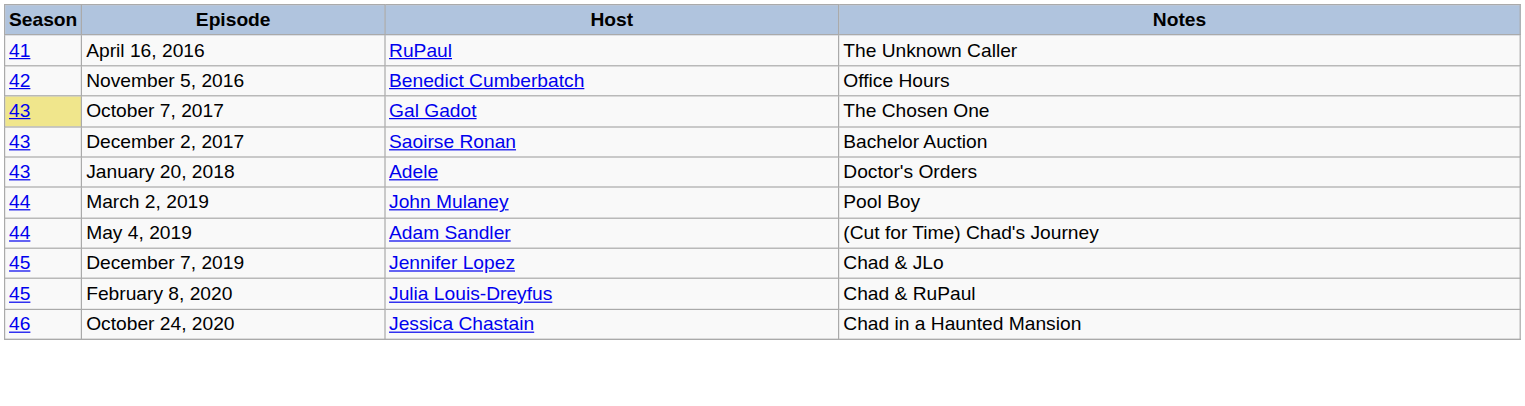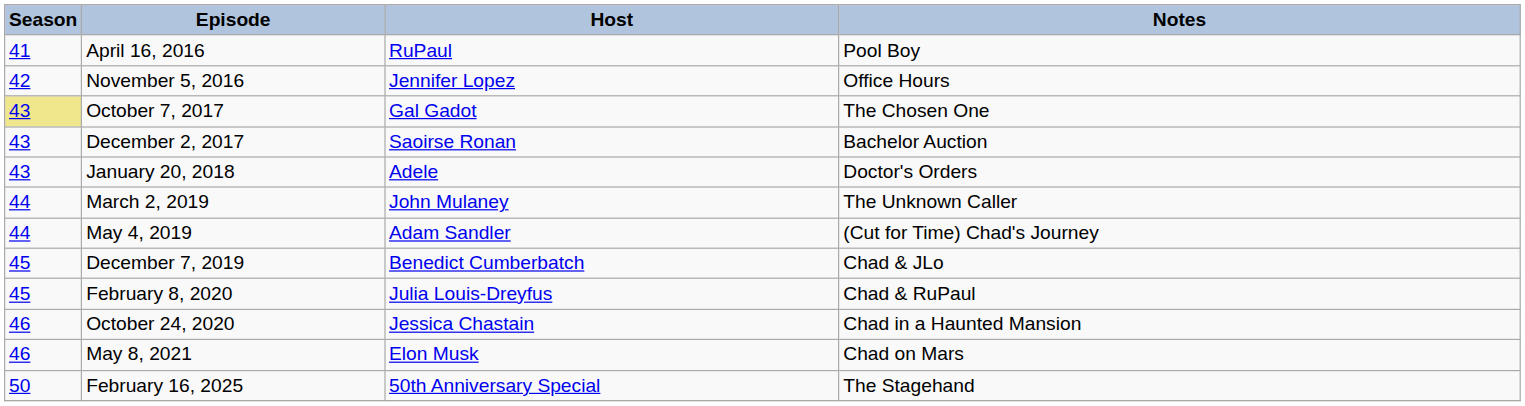(930, 50) The Unknown Caller -> (882, 50) Pool Boy
(487, 80) Benedict Cumberbatch -> (452, 80) Jennifer Lopez
(882, 202) Pool Boy -> (930, 202) The Unknown Caller
(452, 263) Jennifer Lopez -> (487, 263) Benedict Cumberbatch
+ row: (139, 354)
+ row: (165, 385)
